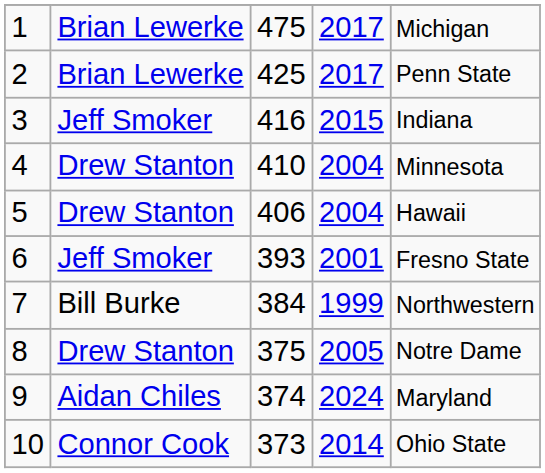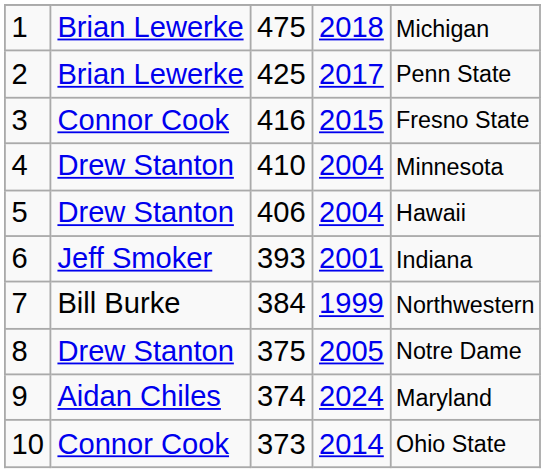(351, 27) 2017 -> (351, 27) 2018
(135, 119) Jeff Smoker -> (143, 119) Connor Cook
(434, 120) Indiana -> (463, 120) Fresno State
(463, 259) Fresno State -> (434, 259) Indiana
